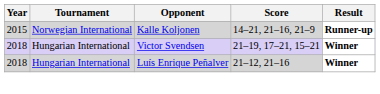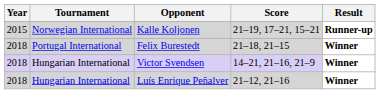(274, 30) 14–21, 21–16, 21–9 -> (277, 30) 21–19, 17–21, 15–21
+ row: (168, 47)
(277, 47) 21–19, 17–21, 15–21 -> (274, 63) 14–21, 21–16, 21–9
